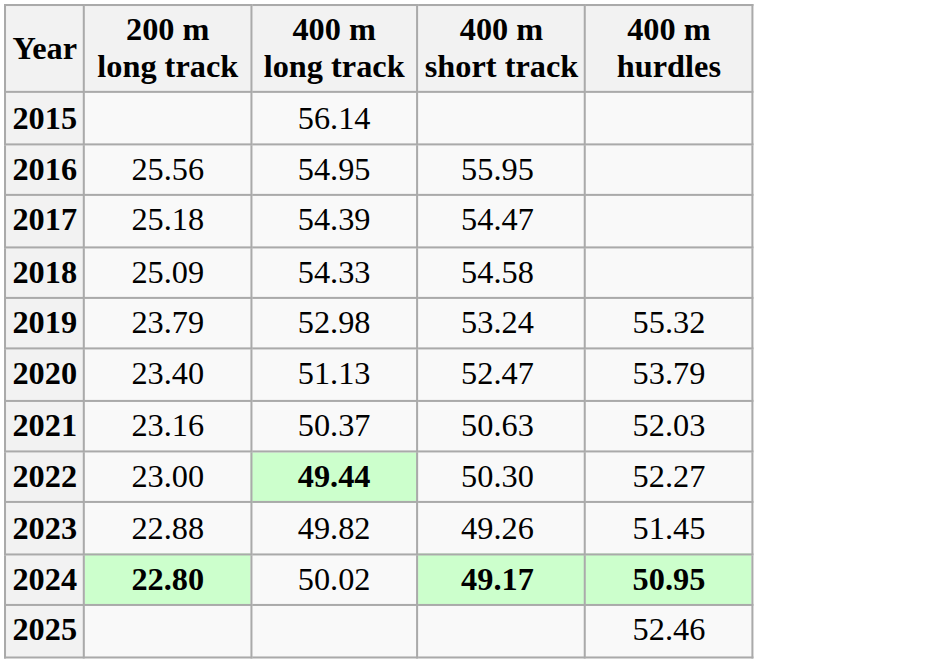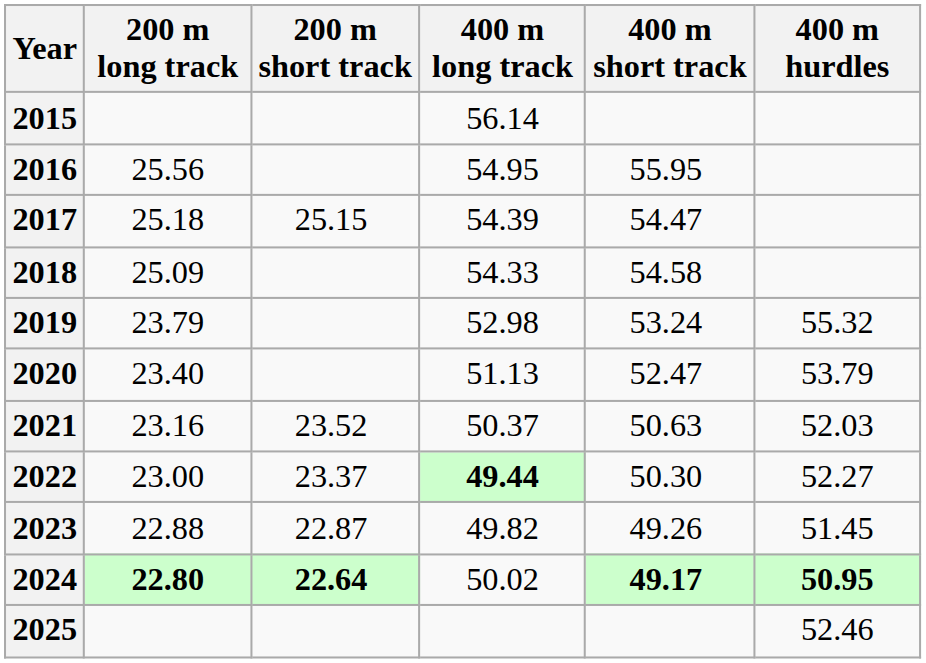+ column: (335, 48)
